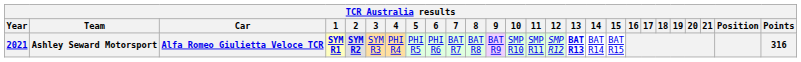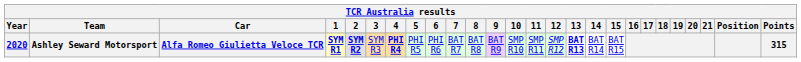(17, 44) 2021 -> (17, 44) 2020
(396, 44) normal -> (396, 44) bold
(779, 44) 316 -> (779, 44) 315
